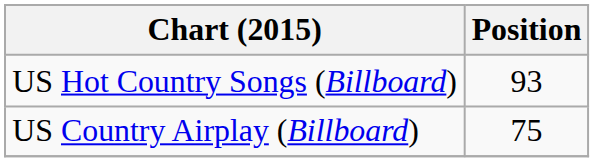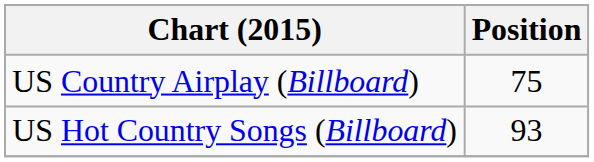rows swapped: (216, 130) <-> (235, 80)
